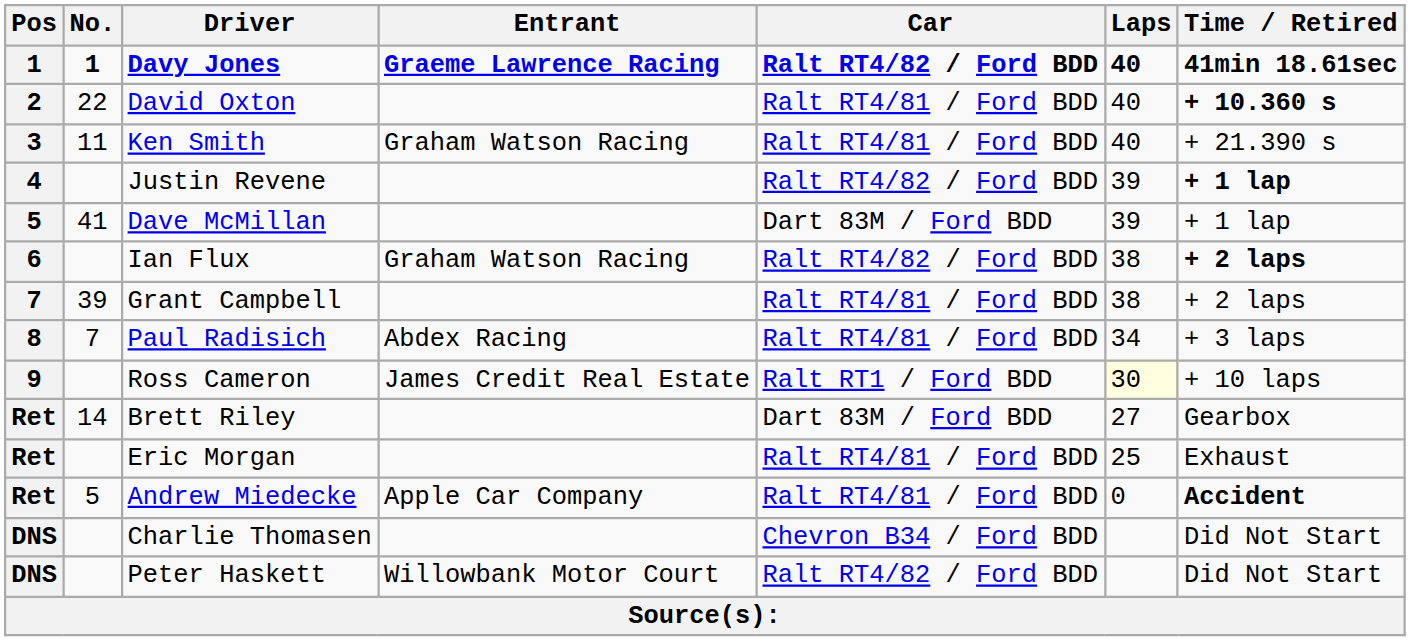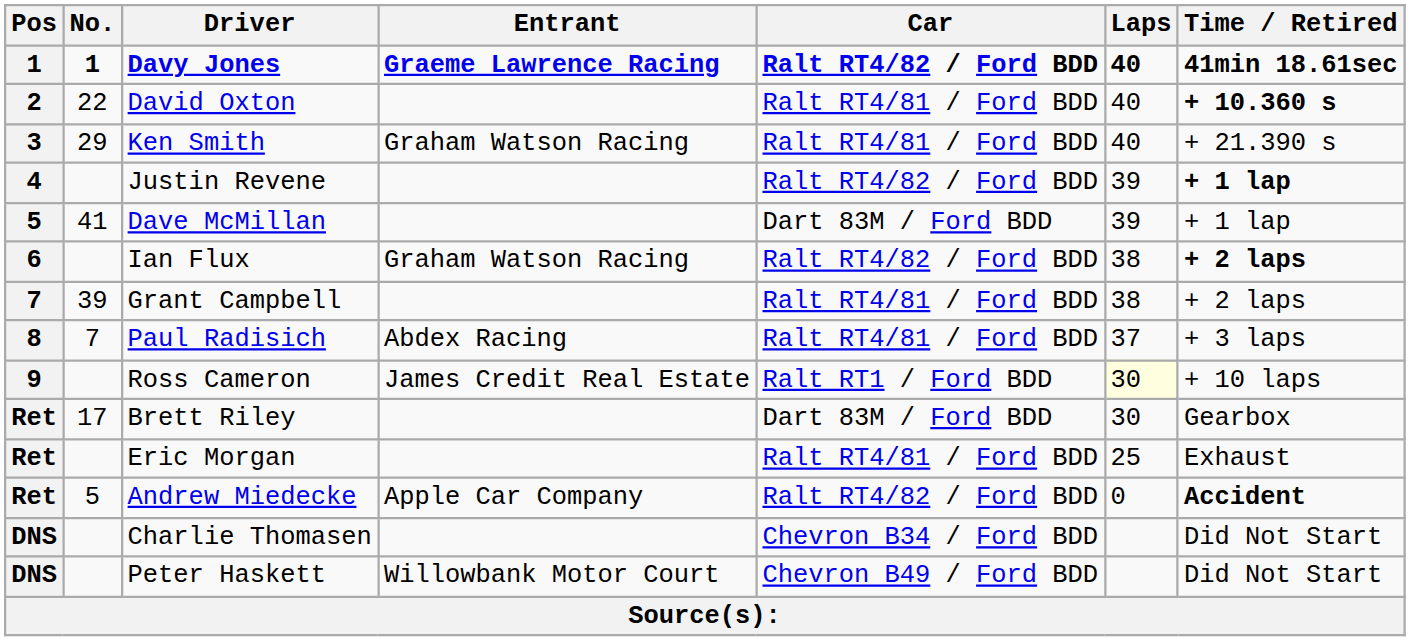(92, 143) 11 -> (92, 143) 29
(1126, 340) 34 -> (1126, 340) 37
(92, 419) 14 -> (92, 419) 17
(1126, 419) 27 -> (1126, 419) 30
(930, 498) Ralt RT4/81 / Ford BDD -> (930, 498) Ralt RT4/82 / Ford BDD
(930, 576) Ralt RT4/82 / Ford BDD -> (930, 576) Chevron B49 / Ford BDD
